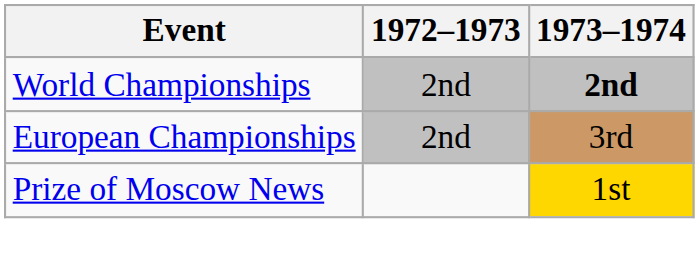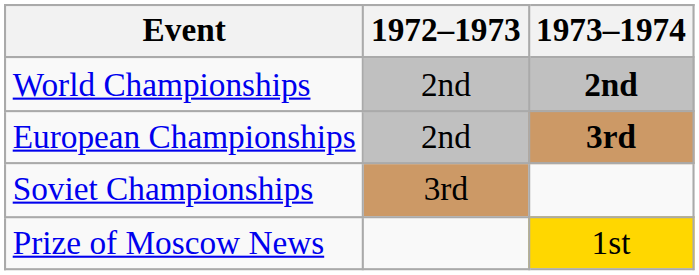(611, 136) normal -> (611, 136) bold
+ row: (163, 189)
